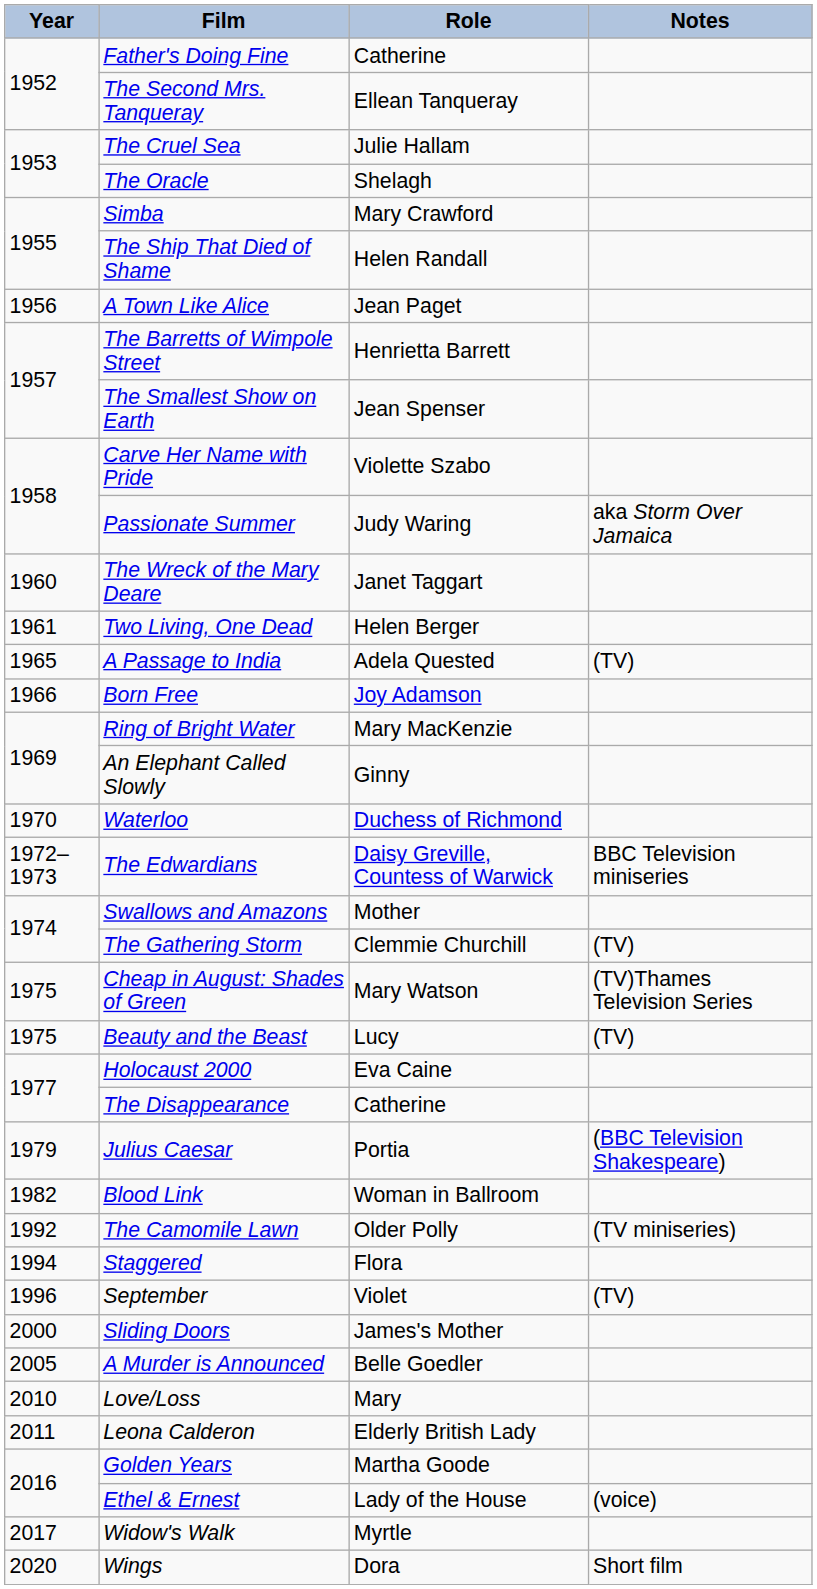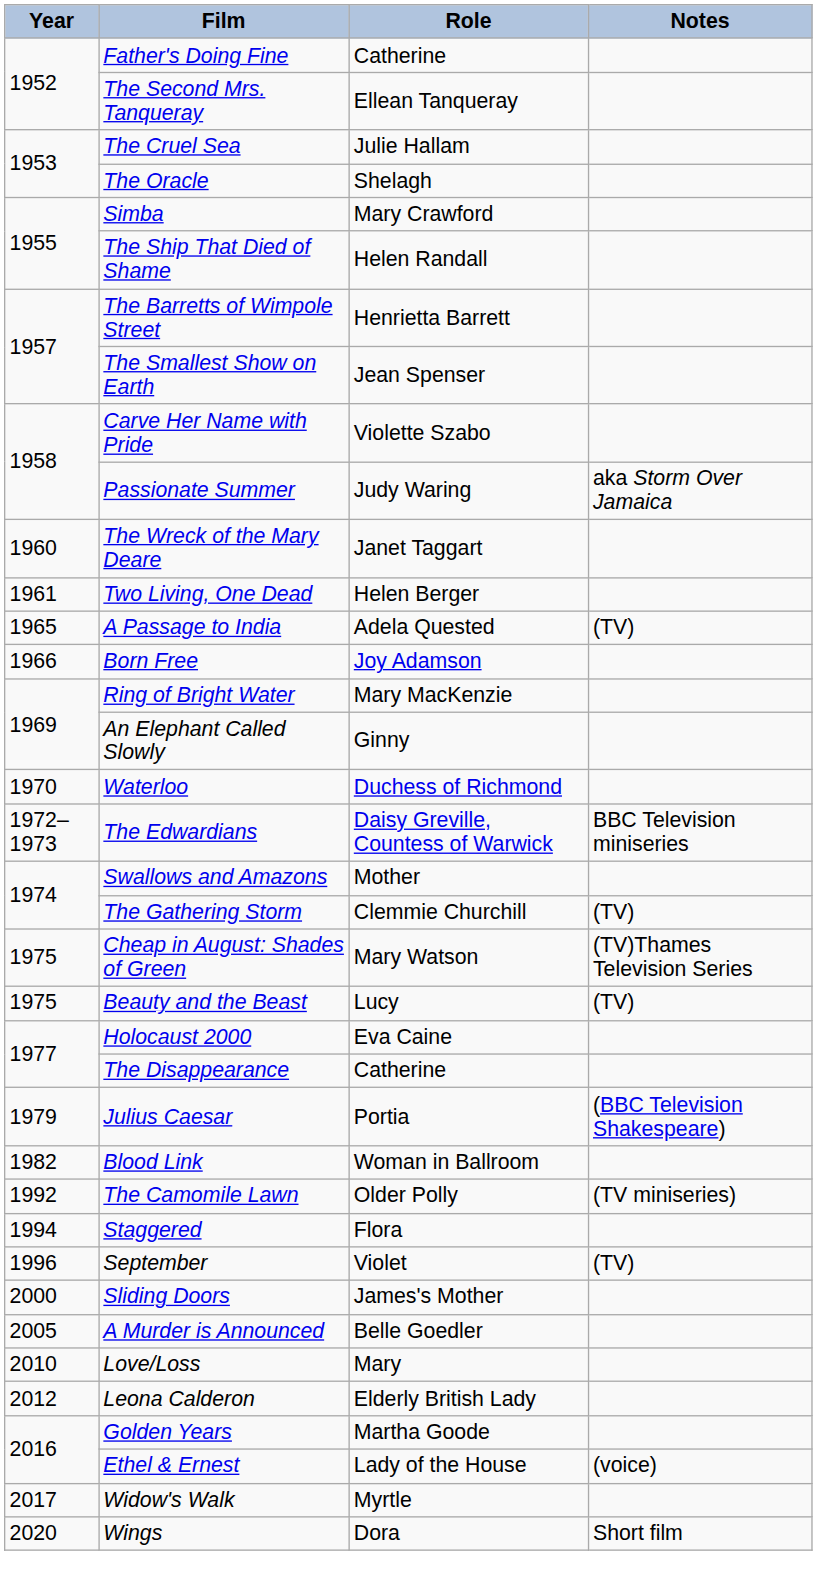- row: (186, 305)
(32, 1432) 2011 -> (33, 1398) 2012
